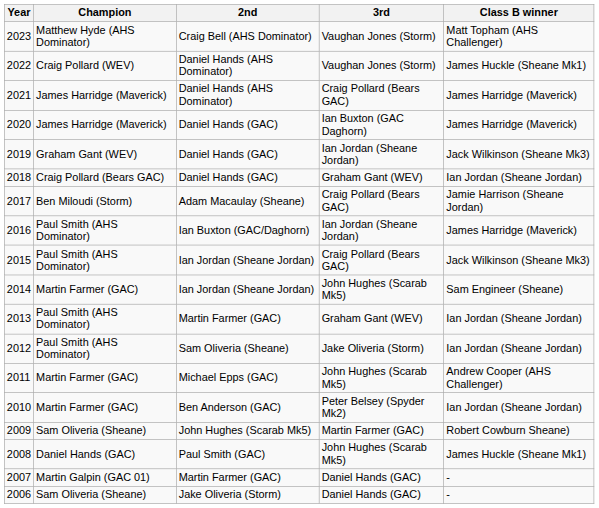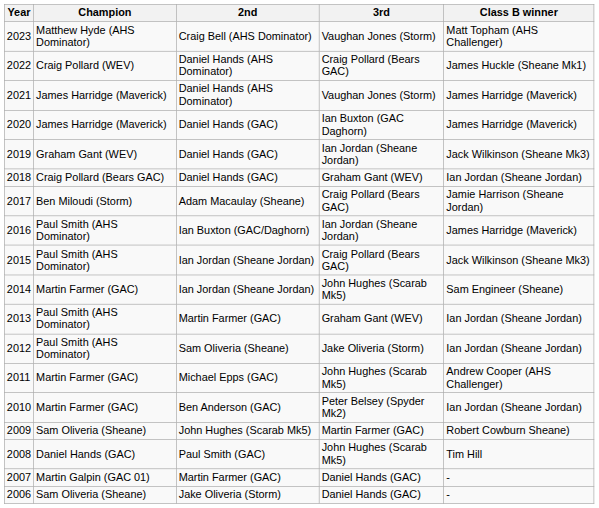(379, 65) Vaughan Jones (Storm) -> (371, 65) Craig Pollard (Bears GAC)
(371, 95) Craig Pollard (Bears GAC) -> (379, 95) Vaughan Jones (Storm)
(516, 454) James Huckle (Sheane Mk1) -> (464, 454) Tim Hill
